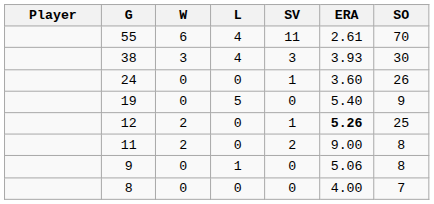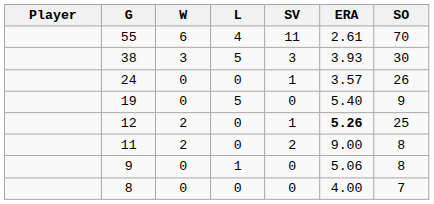(238, 59) 4 -> (238, 59) 5
(347, 80) 3.60 -> (347, 80) 3.57
